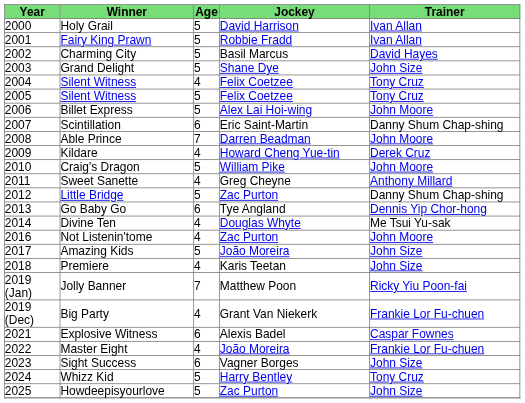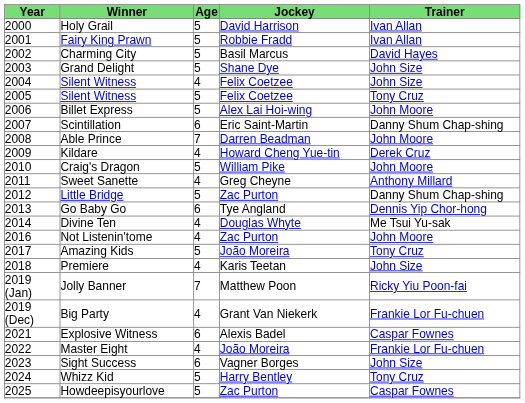(397, 82) Tony Cruz -> (396, 82) John Size
(396, 251) John Size -> (397, 251) Tony Cruz
(396, 391) John Size -> (412, 391) Caspar Fownes
